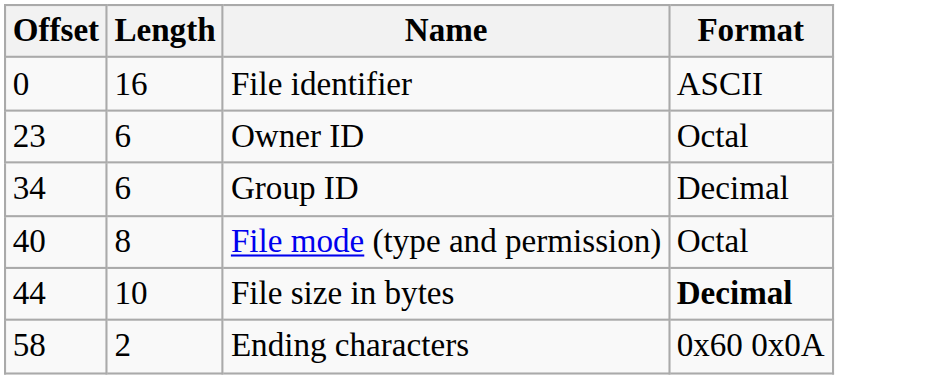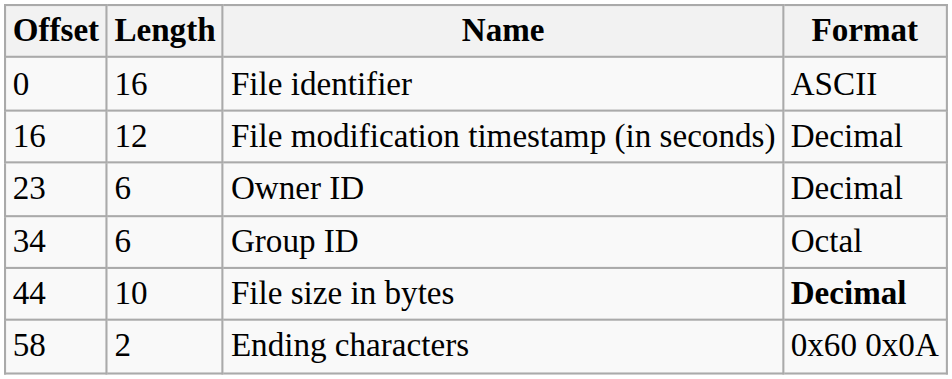+ row: (503, 135)
(713, 135) Octal -> (847, 188) Decimal
(733, 188) Decimal -> (827, 240) Octal
- row: (446, 240)
